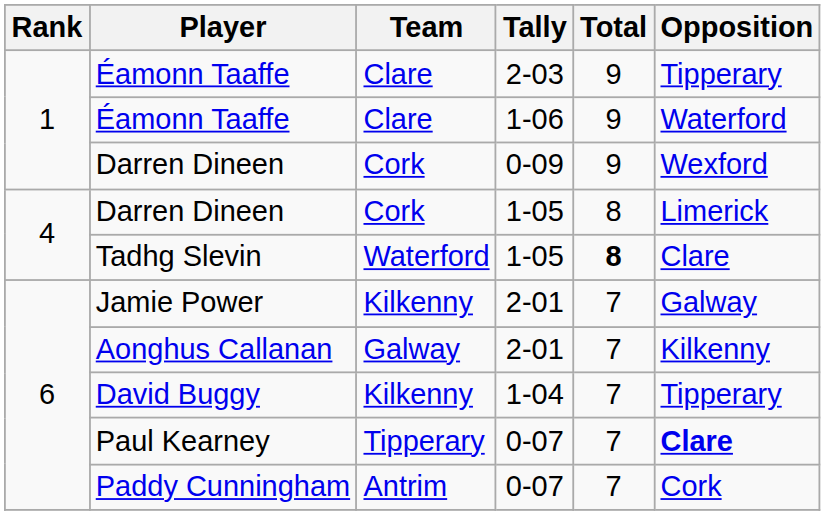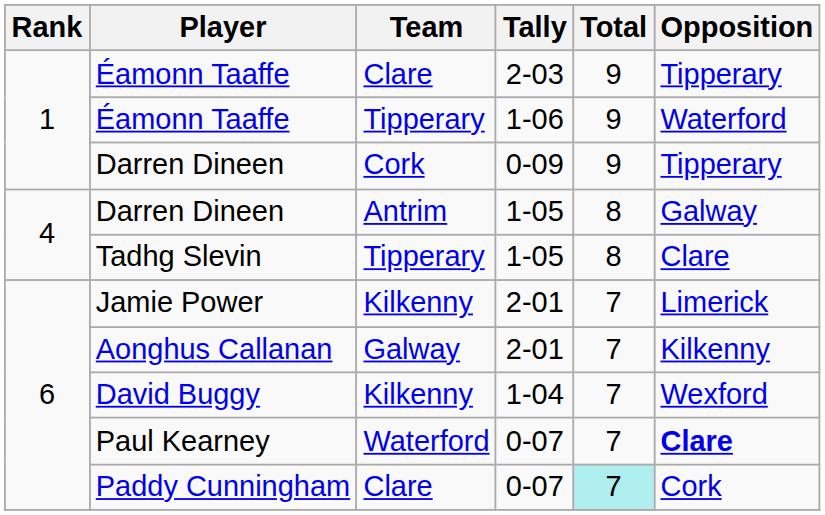(398, 119) Clare -> (424, 119) Tipperary
(714, 165) Wexford -> (721, 165) Tipperary
(394, 211) Cork -> (405, 211) Antrim
(714, 211) Limerick -> (709, 211) Galway
(427, 257) Waterford -> (424, 257) Tipperary
(614, 257) bold -> (614, 257) normal
(709, 303) Galway -> (714, 303) Limerick
(721, 394) Tipperary -> (714, 394) Wexford
(424, 440) Tipperary -> (427, 440) Waterford
(405, 486) Antrim -> (398, 486) Clare
(614, 486) no background -> (614, 486) paleturquoise background
